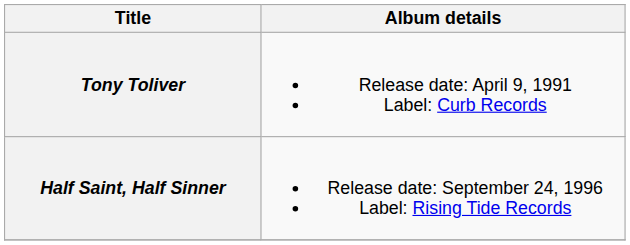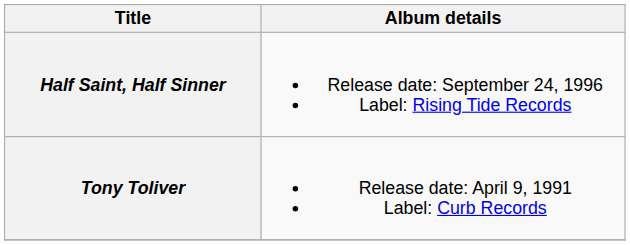rows swapped: (133, 84) <-> (133, 188)
